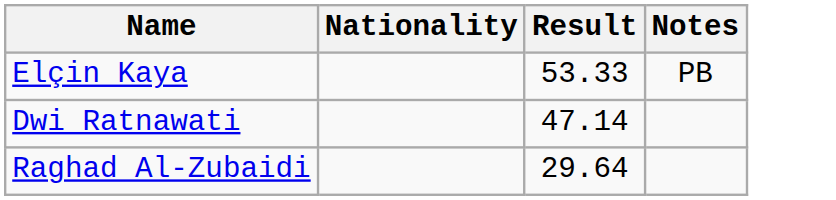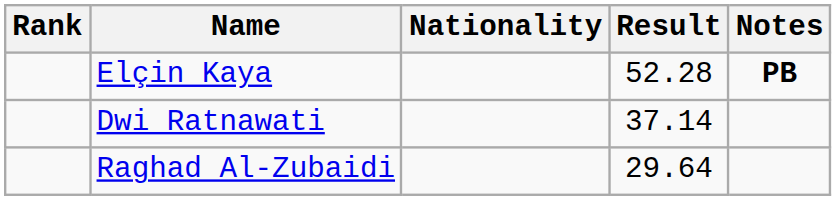+ column: (47, 29)
(585, 76) 53.33 -> (669, 76) 52.28
(695, 76) normal -> (780, 76) bold
(585, 124) 47.14 -> (669, 124) 37.14
